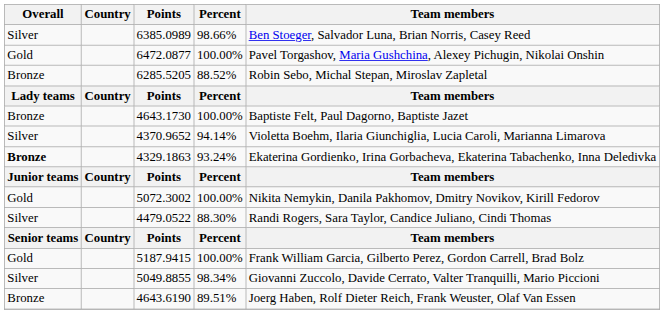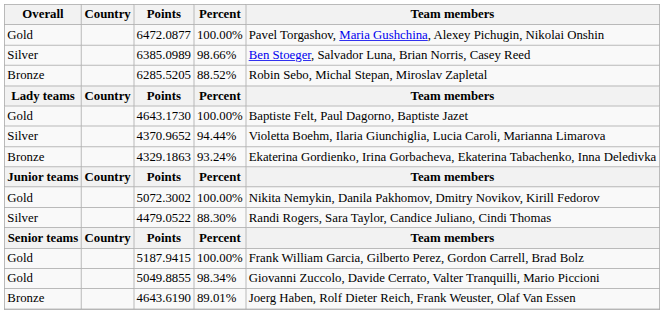rows swapped: (164, 55) <-> (164, 34)
(26, 116) Bronze -> (20, 116) Gold
(217, 136) 94.14% -> (217, 136) 94.44%
(27, 156) bold -> (26, 156) normal
(23, 278) Silver -> (20, 278) Gold
(217, 298) 89.51% -> (217, 298) 89.01%
